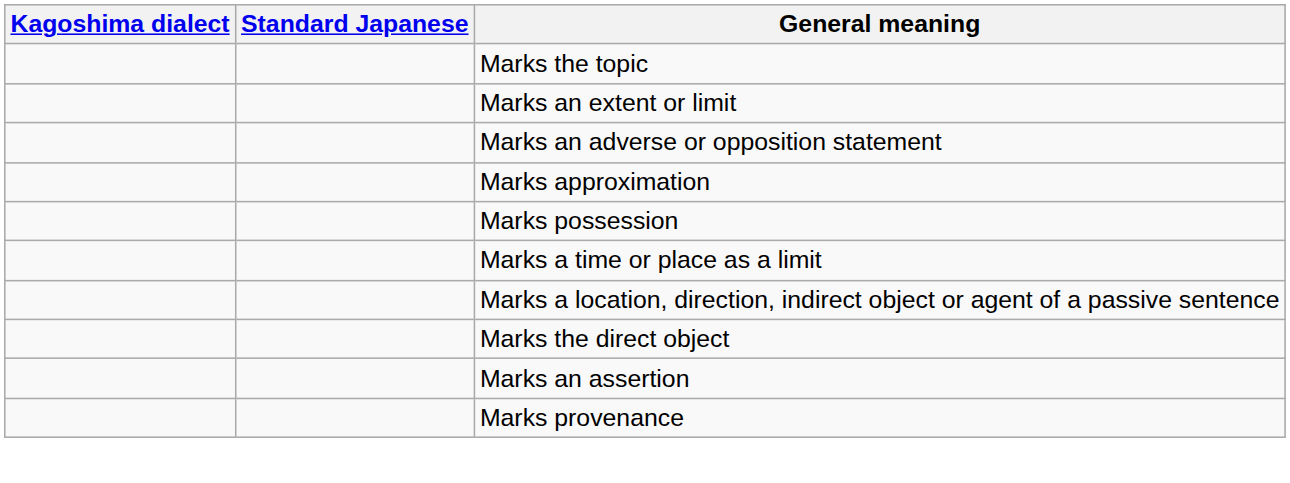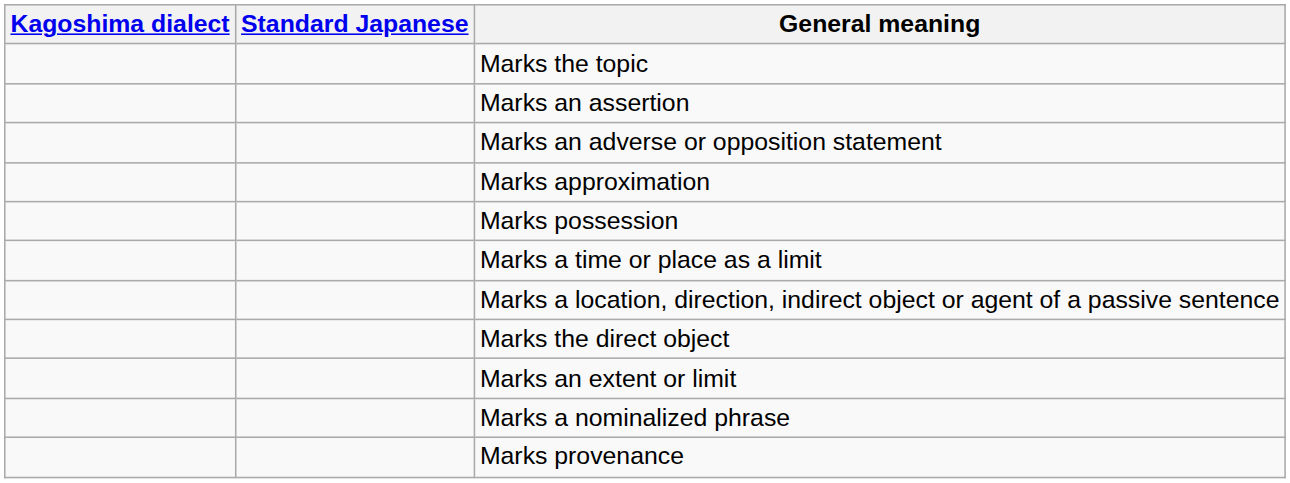rows swapped: (585, 378) <-> (608, 102)
+ row: (635, 417)
